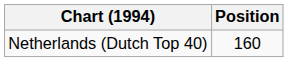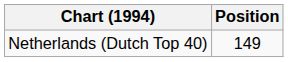(247, 43) 160 -> (247, 43) 149
